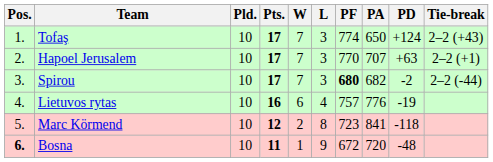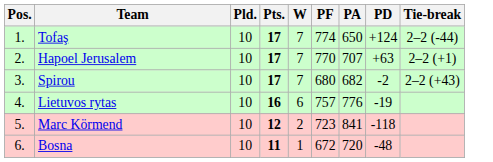- column: (323, 15)
(456, 37) 2–2 (+43) -> (432, 37) 2–2 (-44)
(349, 80) bold -> (325, 80) normal
(456, 80) 2–2 (-44) -> (432, 80) 2–2 (+43)
(20, 146) bold -> (20, 146) normal
